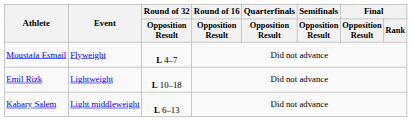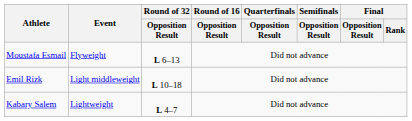(167, 60) L 4–7 -> (167, 60) L 6–13
(92, 80) Lightweight -> (105, 80) Light middleweight
(105, 104) Light middleweight -> (92, 104) Lightweight
(167, 110) L 6–13 -> (167, 110) L 4–7
